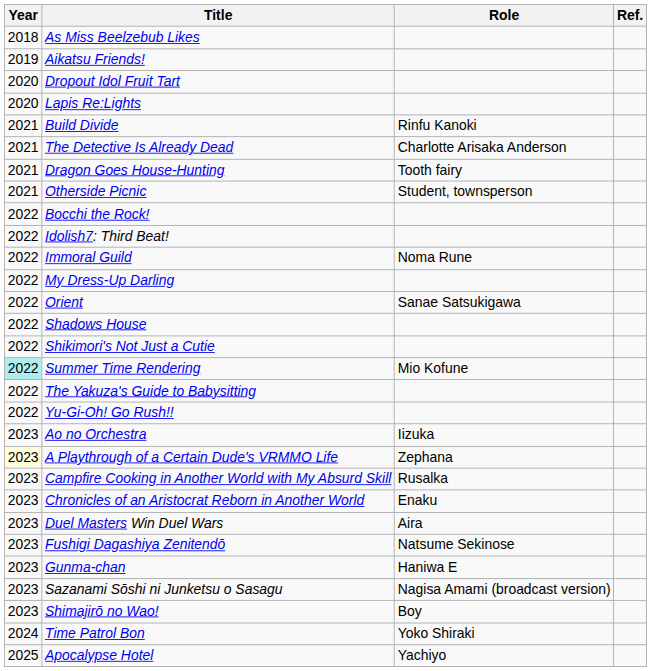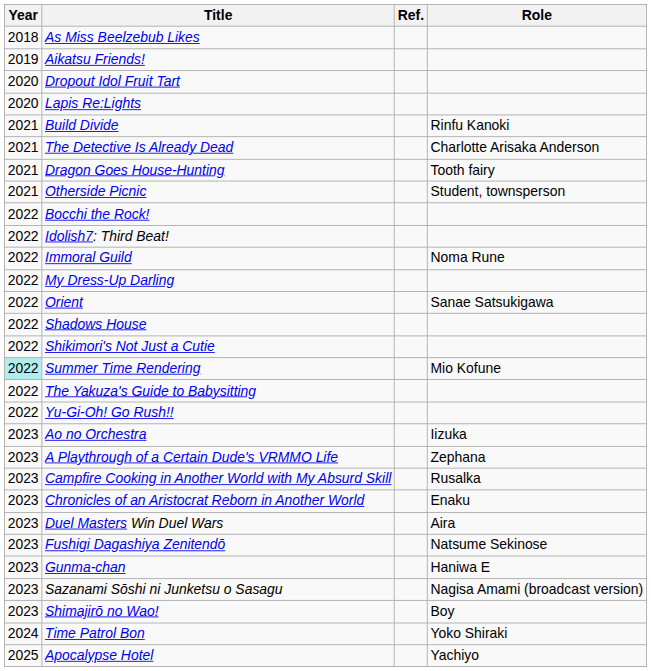columns swapped: (504, 15) <-> (630, 15)
(23, 457) lightyellow background -> (23, 457) no background
